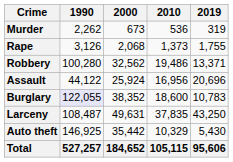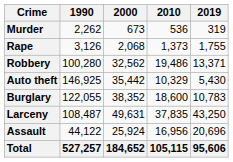rows swapped: (26, 81) <-> (32, 132)
(82, 98) lavender background -> (82, 98) no background
